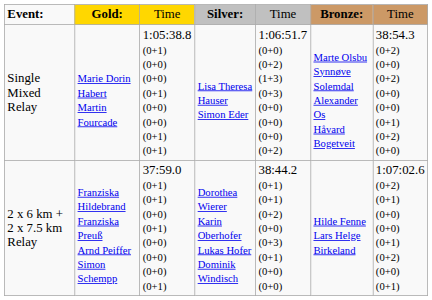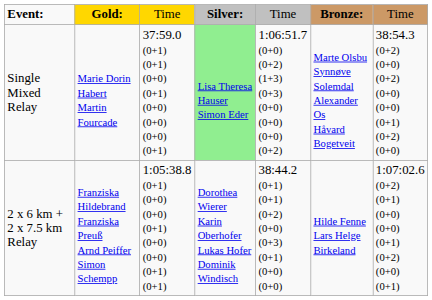(167, 92) 1:05:38.8 (0+1) (0+0) (0+0) (0+1) (0+0) (0+0) (0+1) (0+1) -> (162, 92) 37:59.0 (0+1) (0+1) (0+0) (0+1) (0+0) (0+0) (0+0) (0+1)
(225, 100) no background -> (225, 100) lightgreen background
(162, 228) 37:59.0 (0+1) (0+1) (0+0) (0+1) (0+0) (0+0) (0+0) (0+1) -> (167, 228) 1:05:38.8 (0+1) (0+0) (0+0) (0+1) (0+0) (0+0) (0+1) (0+1)
